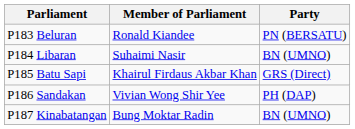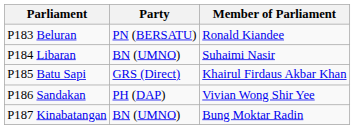columns swapped: (185, 14) <-> (305, 14)
